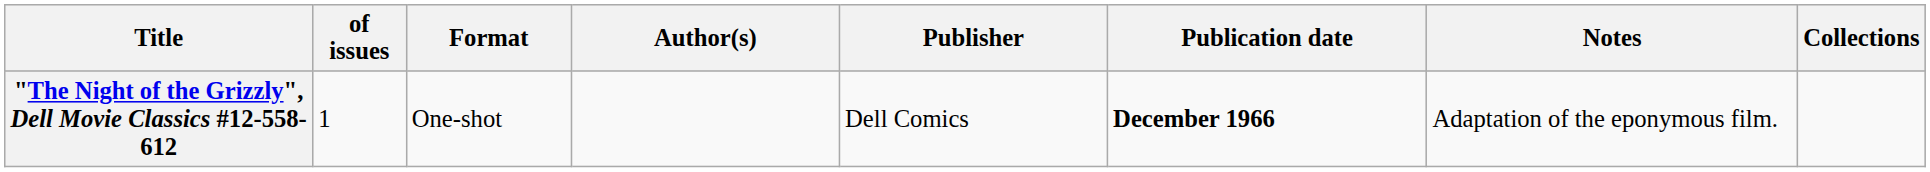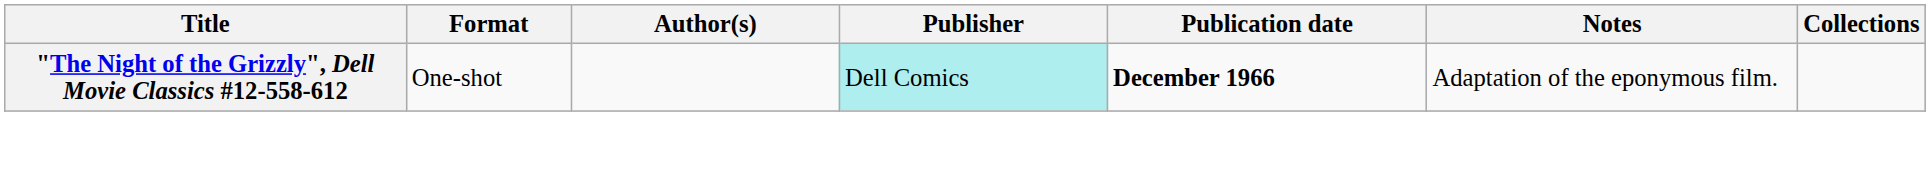- column: (359, 37)
(907, 118) no background -> (907, 76) paleturquoise background
